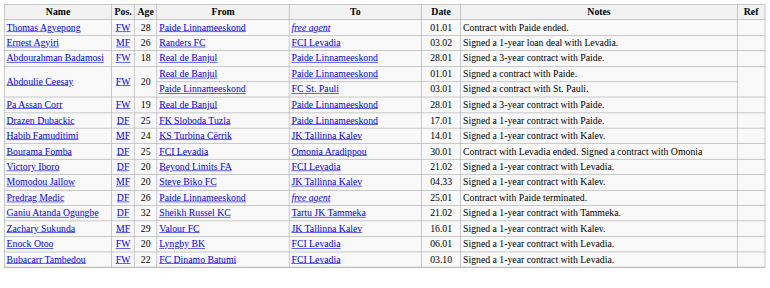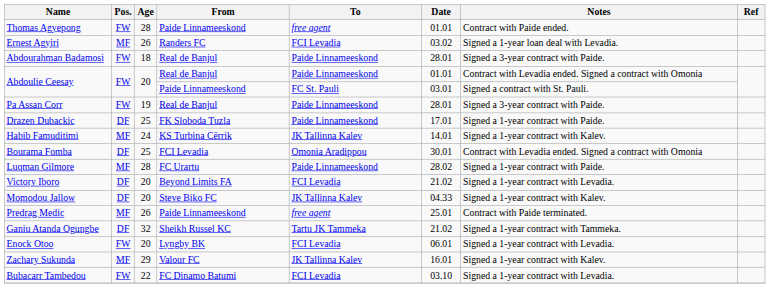(520, 74) Signed a contract with Paide. -> (583, 74) Contract with Levadia ended. Signed a contract with Omonia
+ row: (40, 167)
(123, 182) MF -> (123, 197) DF
(123, 197) DF -> (123, 213) MF
rows swapped: (30, 244) <-> (41, 228)
